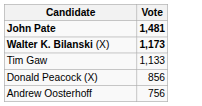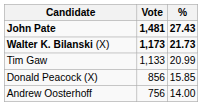+ column: (183, 12)
